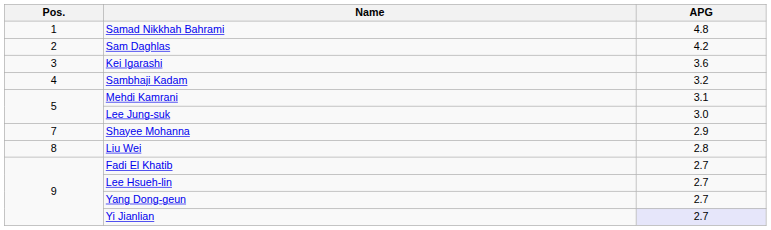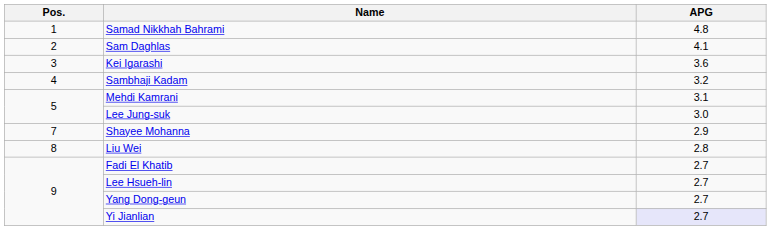(701, 47) 4.2 -> (701, 47) 4.1
